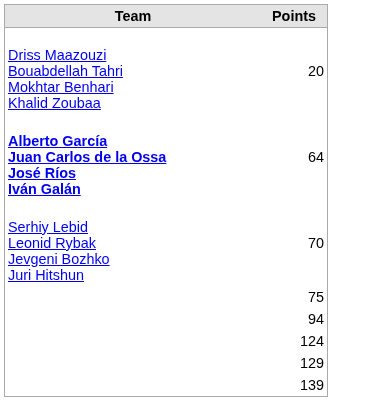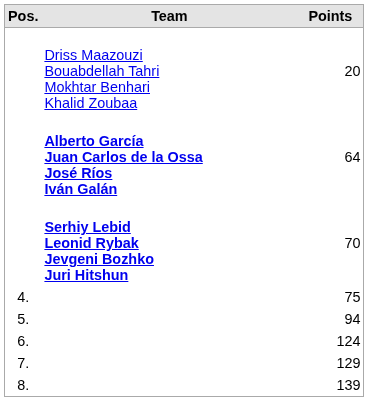+ column: (23, 16)
(59, 251) normal -> (99, 251) bold
